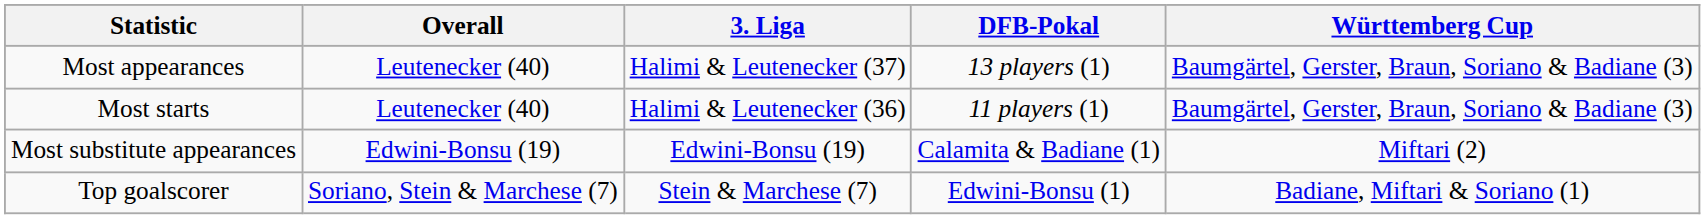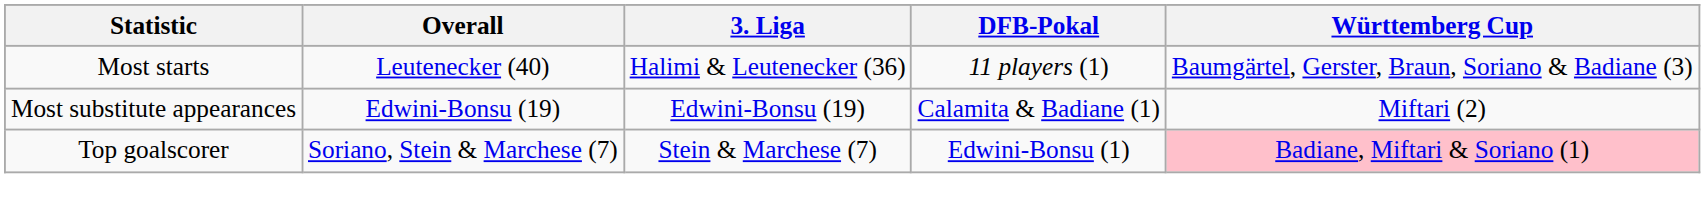- row: (153, 66)
(1432, 191) no background -> (1432, 150) pink background
